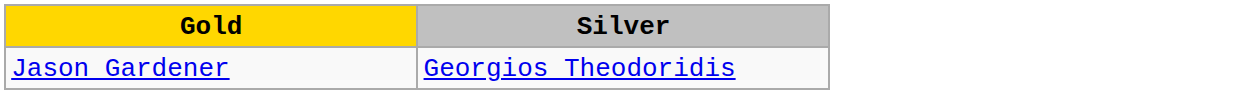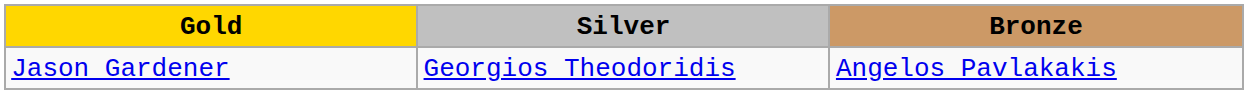+ column: (1036, 26)
